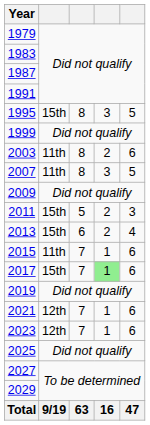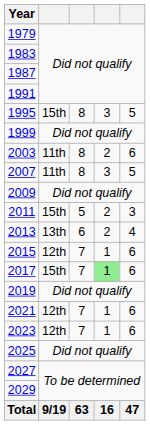(54, 232) 15th -> (54, 232) 13th
(54, 251) 11th -> (54, 251) 12th
